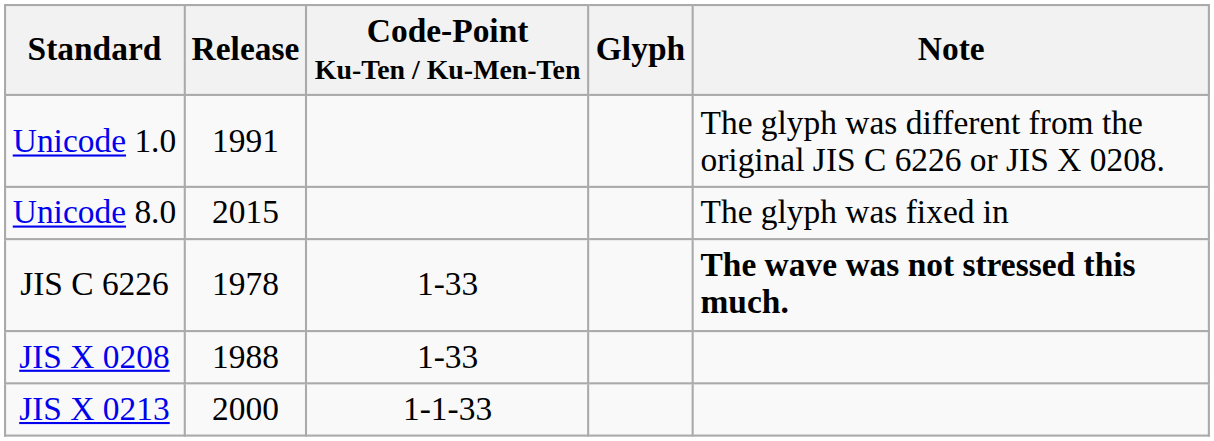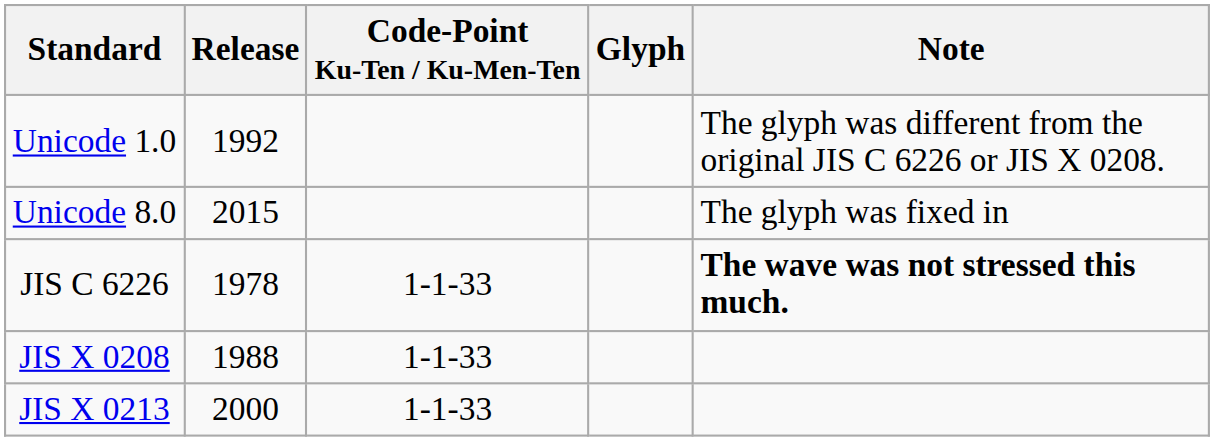(245, 140) 1991 -> (245, 140) 1992
(448, 284) 1-33 -> (448, 284) 1-1-33
(448, 356) 1-33 -> (448, 356) 1-1-33
